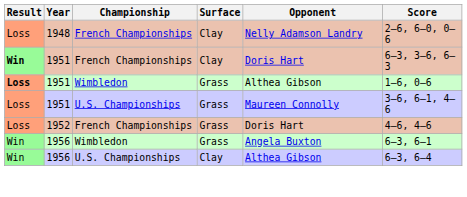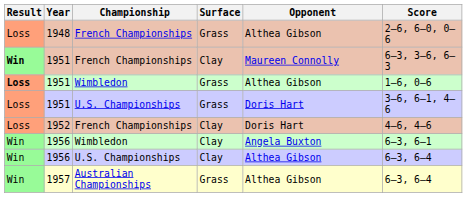(211, 34) Clay -> (214, 34) Grass
(304, 34) Nelly Adamson Landry -> (283, 34) Althea Gibson
(274, 61) Doris Hart -> (292, 61) Maureen Connolly
(292, 104) Maureen Connolly -> (274, 104) Doris Hart
(214, 126) Grass -> (211, 126) Clay
(214, 141) Grass -> (211, 141) Clay
+ row: (58, 179)
